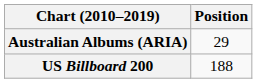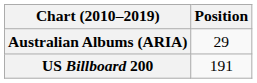(221, 66) 188 -> (221, 66) 191
